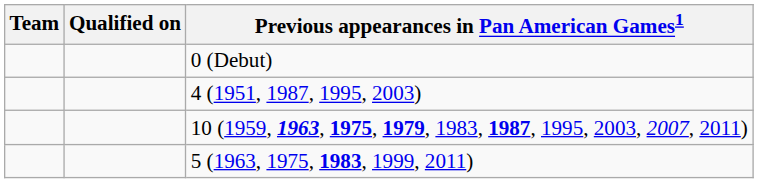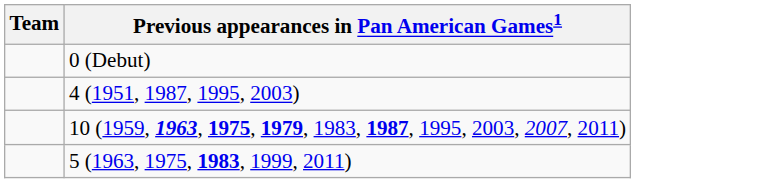- column: (125, 24)
